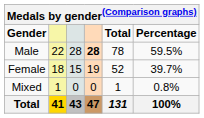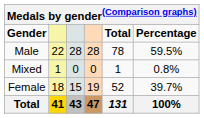(93, 51) bold -> (93, 51) normal
rows swapped: (27, 69) <-> (27, 87)
